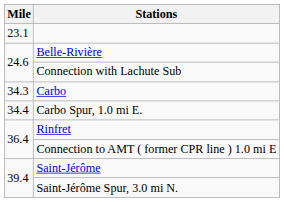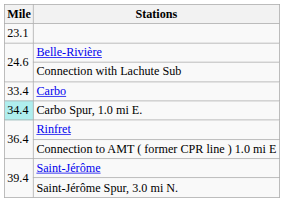(18, 91) 34.3 -> (18, 91) 33.4
(18, 110) no background -> (18, 110) paleturquoise background
